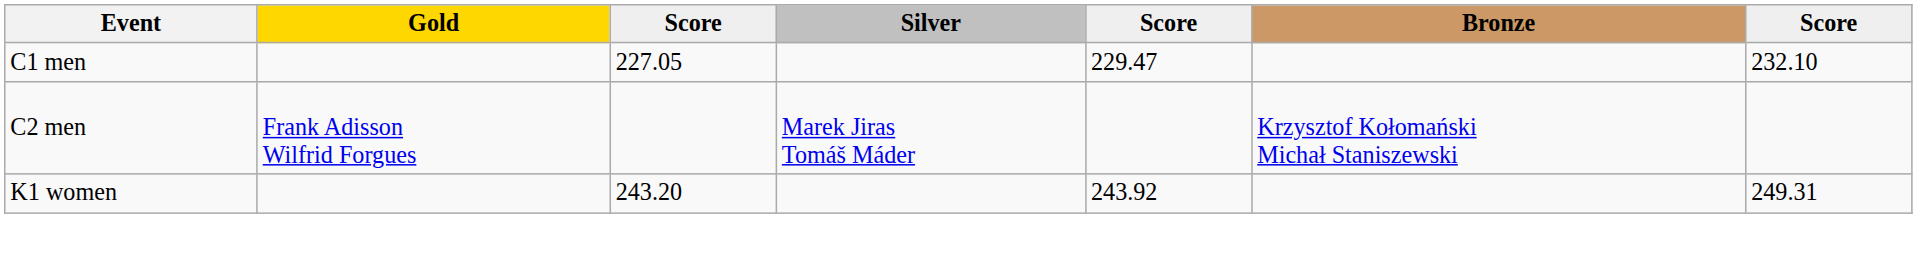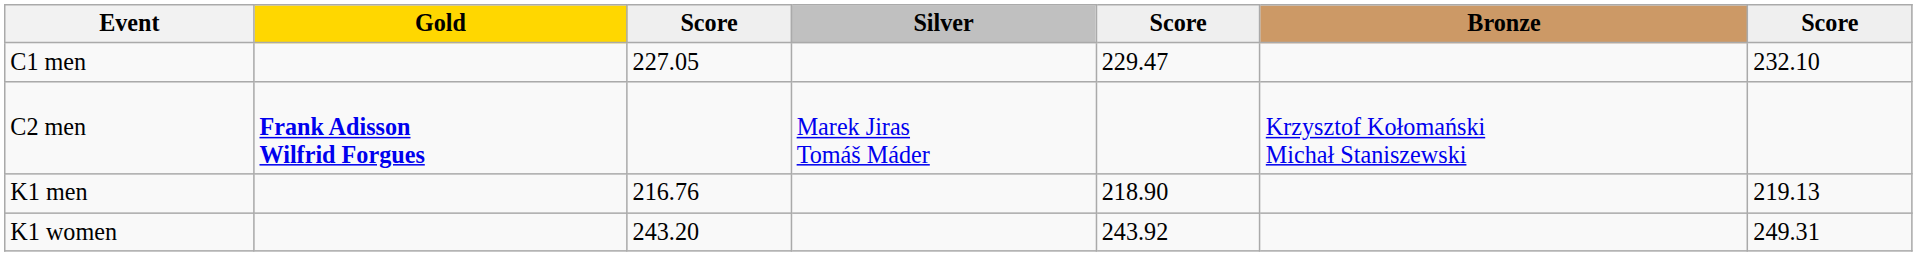(340, 141) normal -> (342, 141) bold
+ row: (49, 192)
